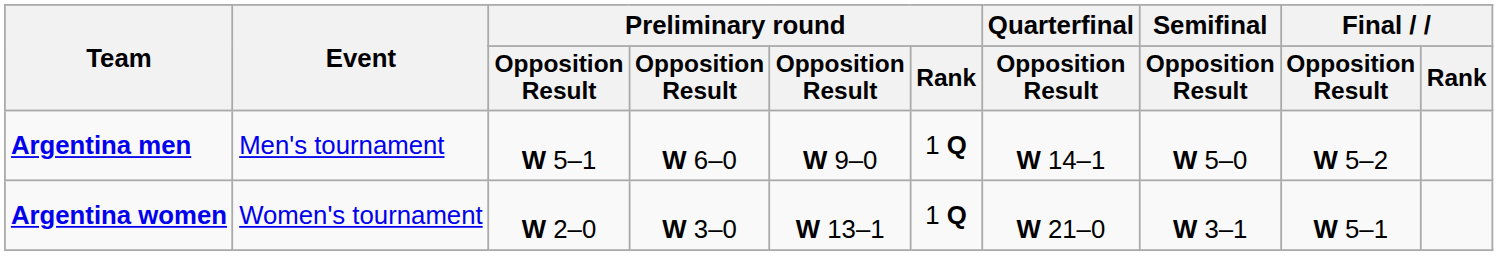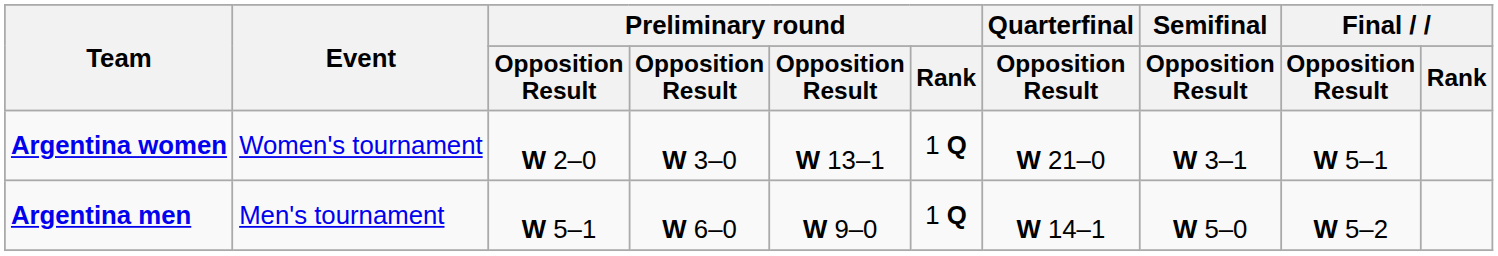rows swapped: (101, 146) <-> (119, 215)
